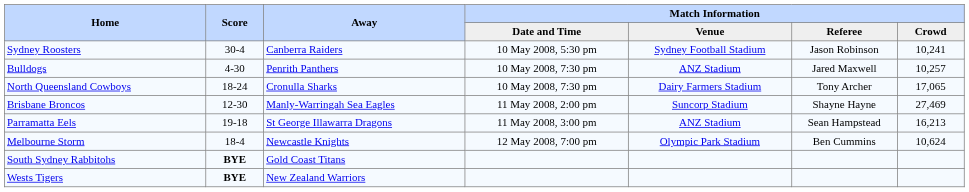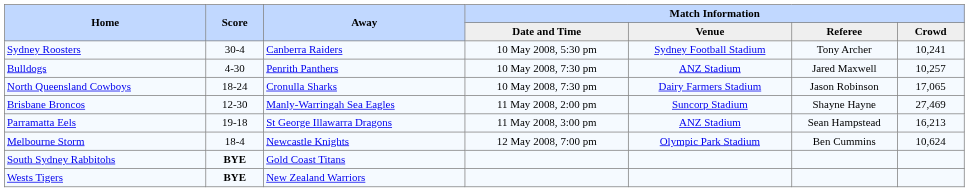(844, 50) Jason Robinson -> (844, 50) Tony Archer
(844, 86) Tony Archer -> (844, 86) Jason Robinson
